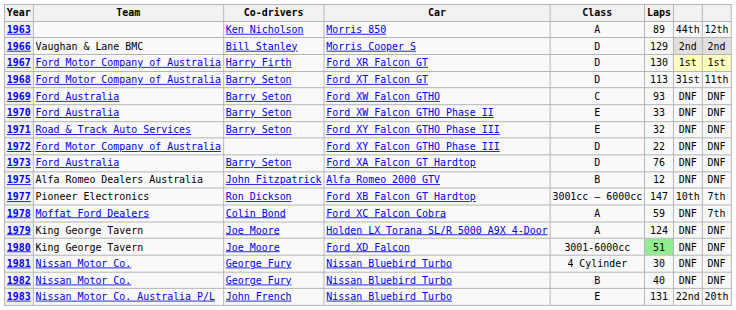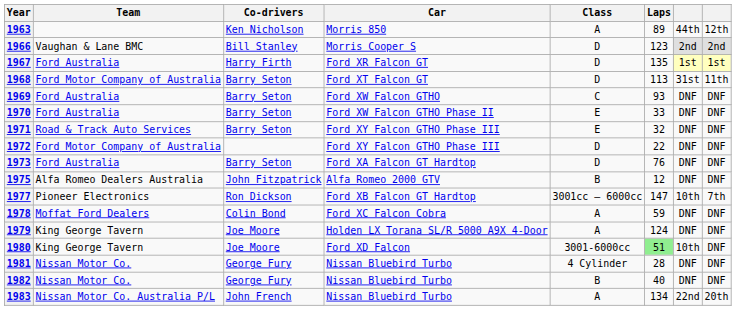(659, 46) 129 -> (659, 46) 123
(128, 63) Ford Motor Company of Australia -> (77, 63) Ford Australia
(659, 63) 130 -> (659, 63) 135
(716, 213) 7th -> (716, 213) DNF
(688, 246) DNF -> (688, 246) 10th
(659, 263) 30 -> (659, 263) 28
(597, 296) E -> (597, 296) A
(659, 296) 131 -> (659, 296) 134
